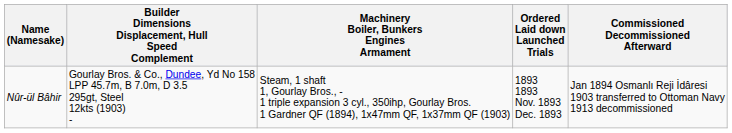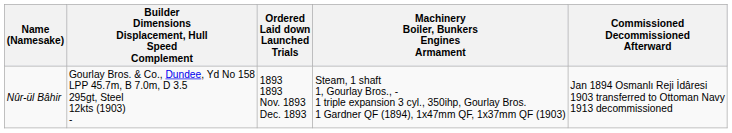columns swapped: (385, 36) <-> (540, 36)
